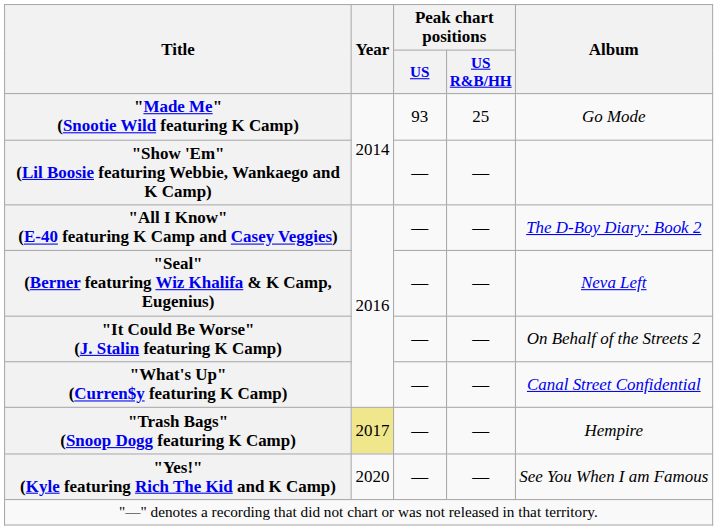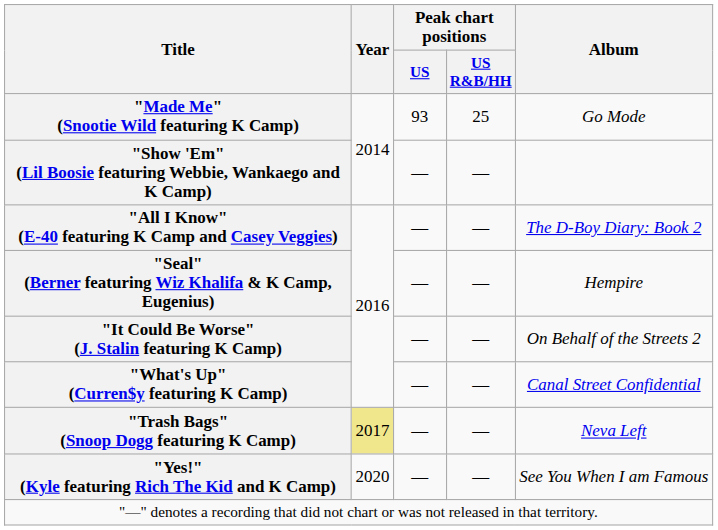(614, 283) Neva Left -> (614, 283) Hempire
(614, 430) Hempire -> (614, 430) Neva Left
